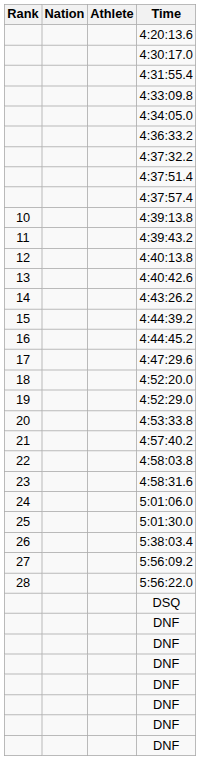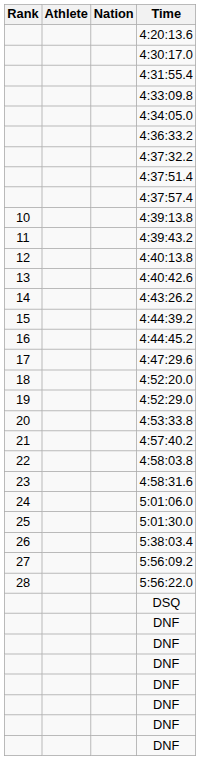columns swapped: (112, 14) <-> (64, 14)
